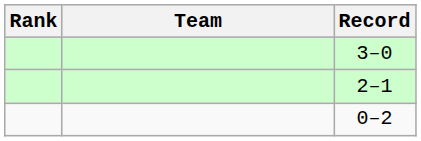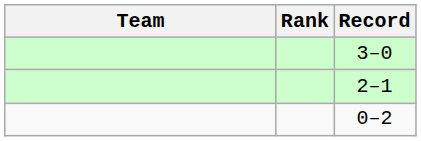columns swapped: (34, 21) <-> (198, 21)
